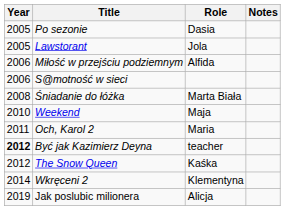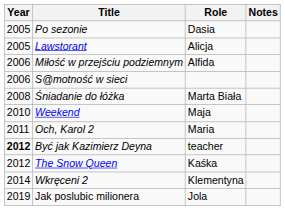(198, 46) Jola -> (200, 46) Alicja
(200, 197) Alicja -> (198, 197) Jola
